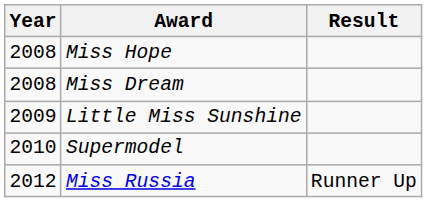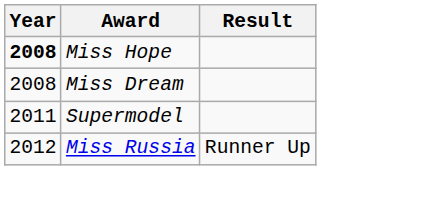(33, 53) normal -> (33, 53) bold
- row: (184, 117)
(33, 149) 2010 -> (33, 117) 2011
